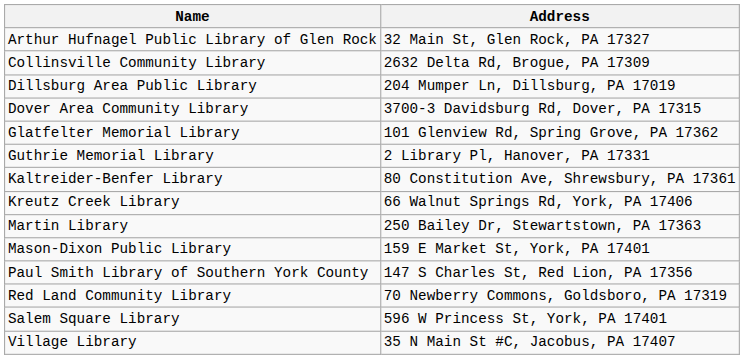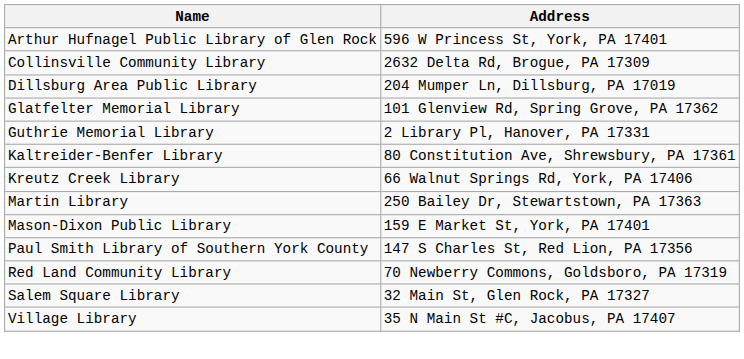(517, 40) 32 Main St, Glen Rock, PA 17327 -> (525, 40) 596 W Princess St, York, PA 17401
- row: (128, 109)
(525, 319) 596 W Princess St, York, PA 17401 -> (517, 296) 32 Main St, Glen Rock, PA 17327
